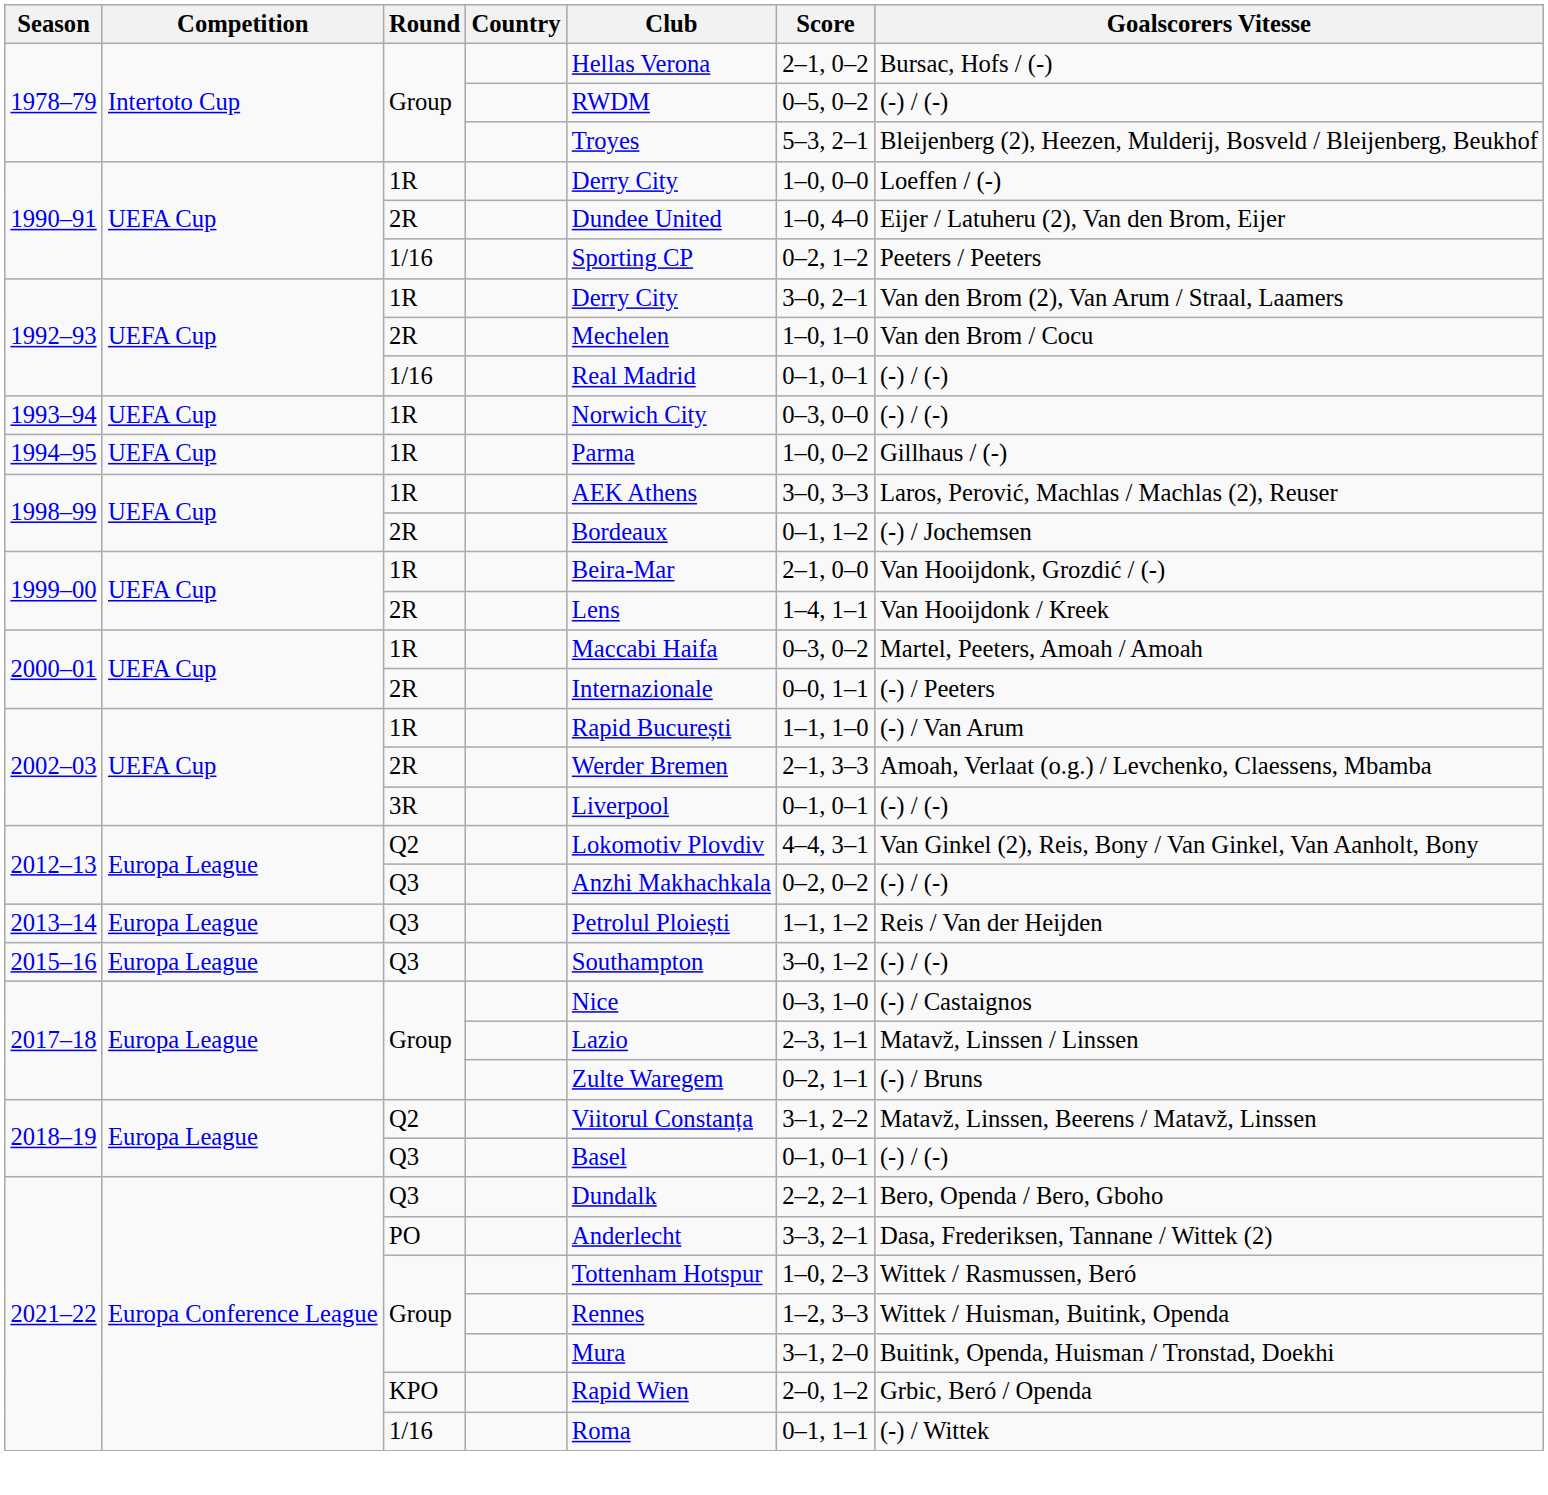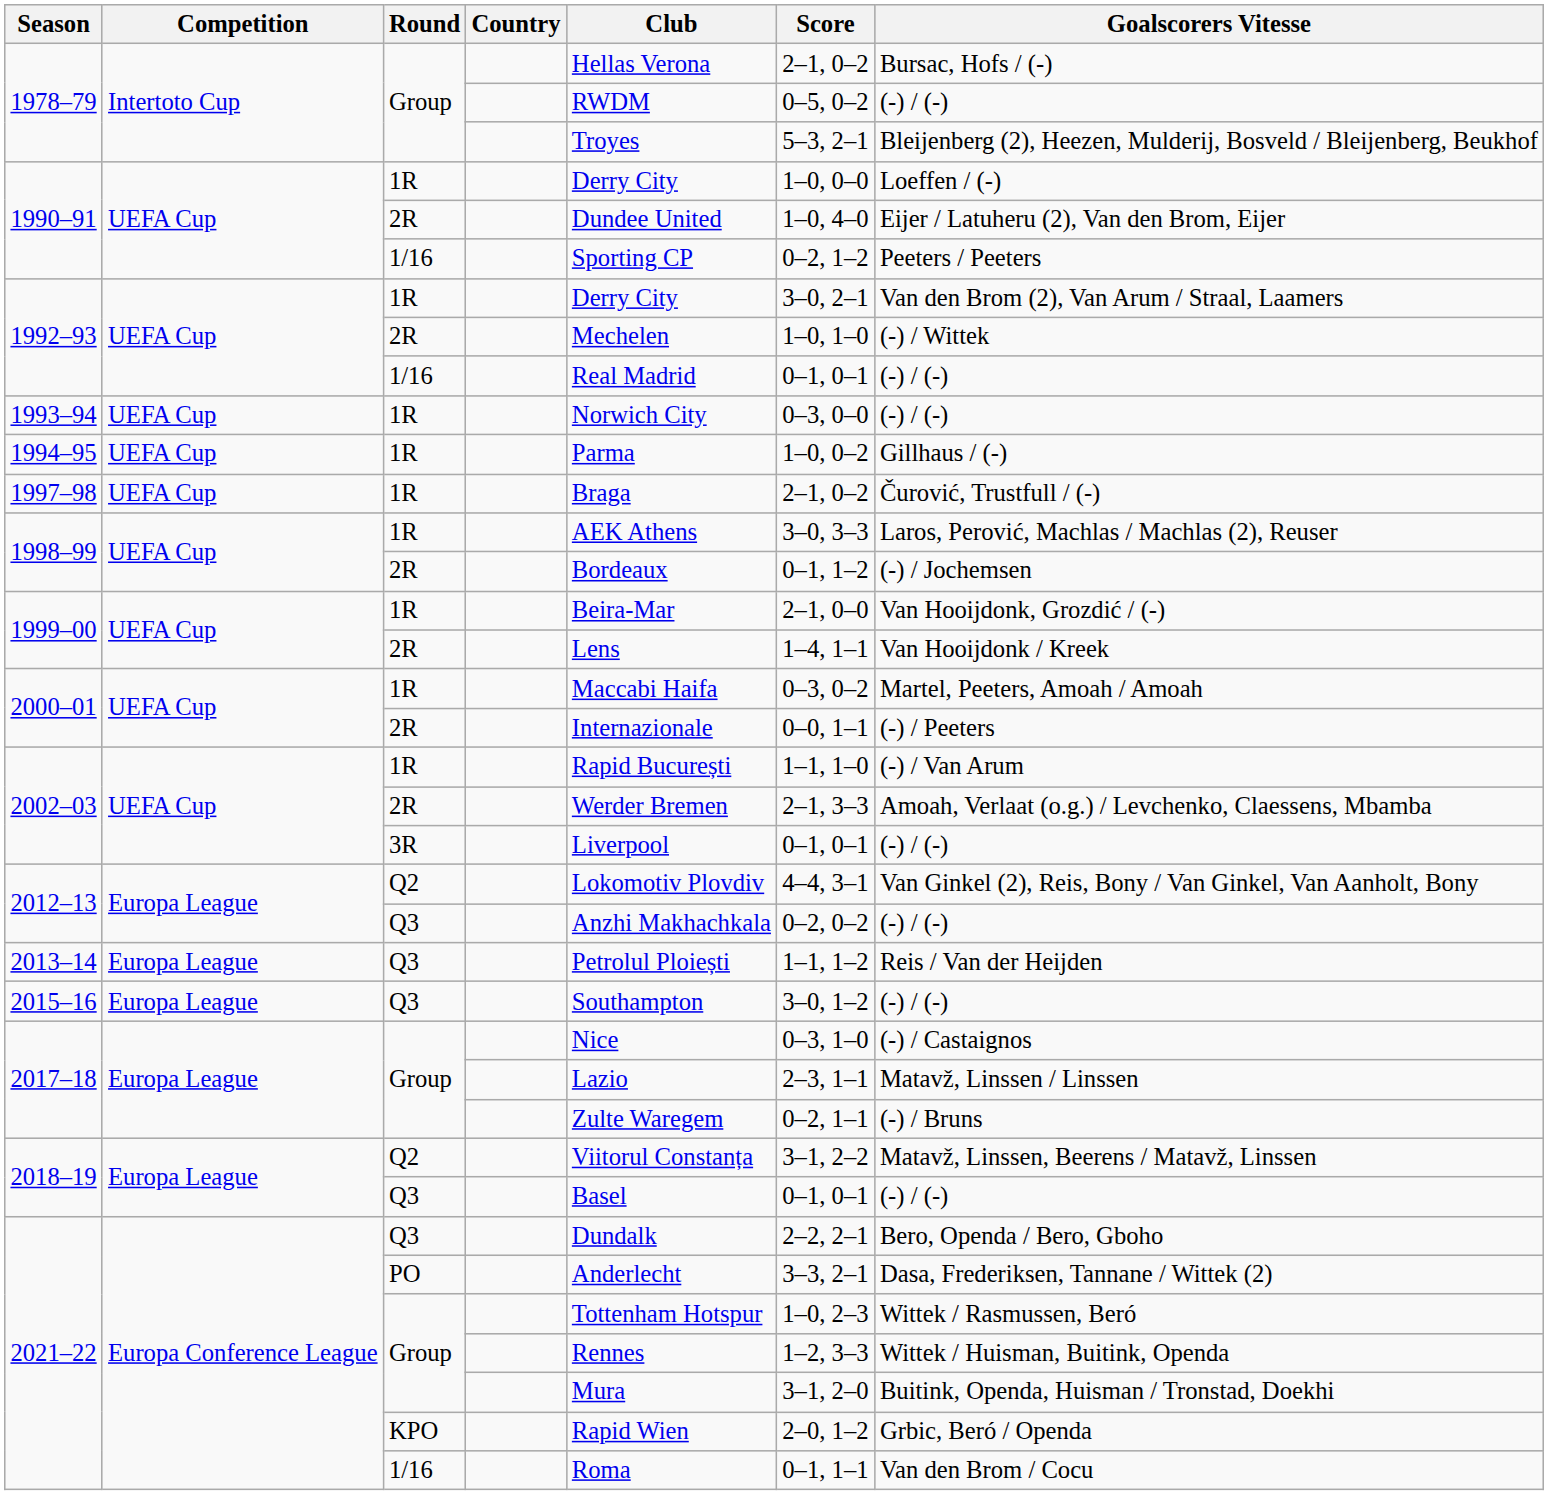(987, 336) Van den Brom / Cocu -> (935, 336) (-) / Wittek
+ row: (54, 492)
(935, 1430) (-) / Wittek -> (987, 1469) Van den Brom / Cocu
